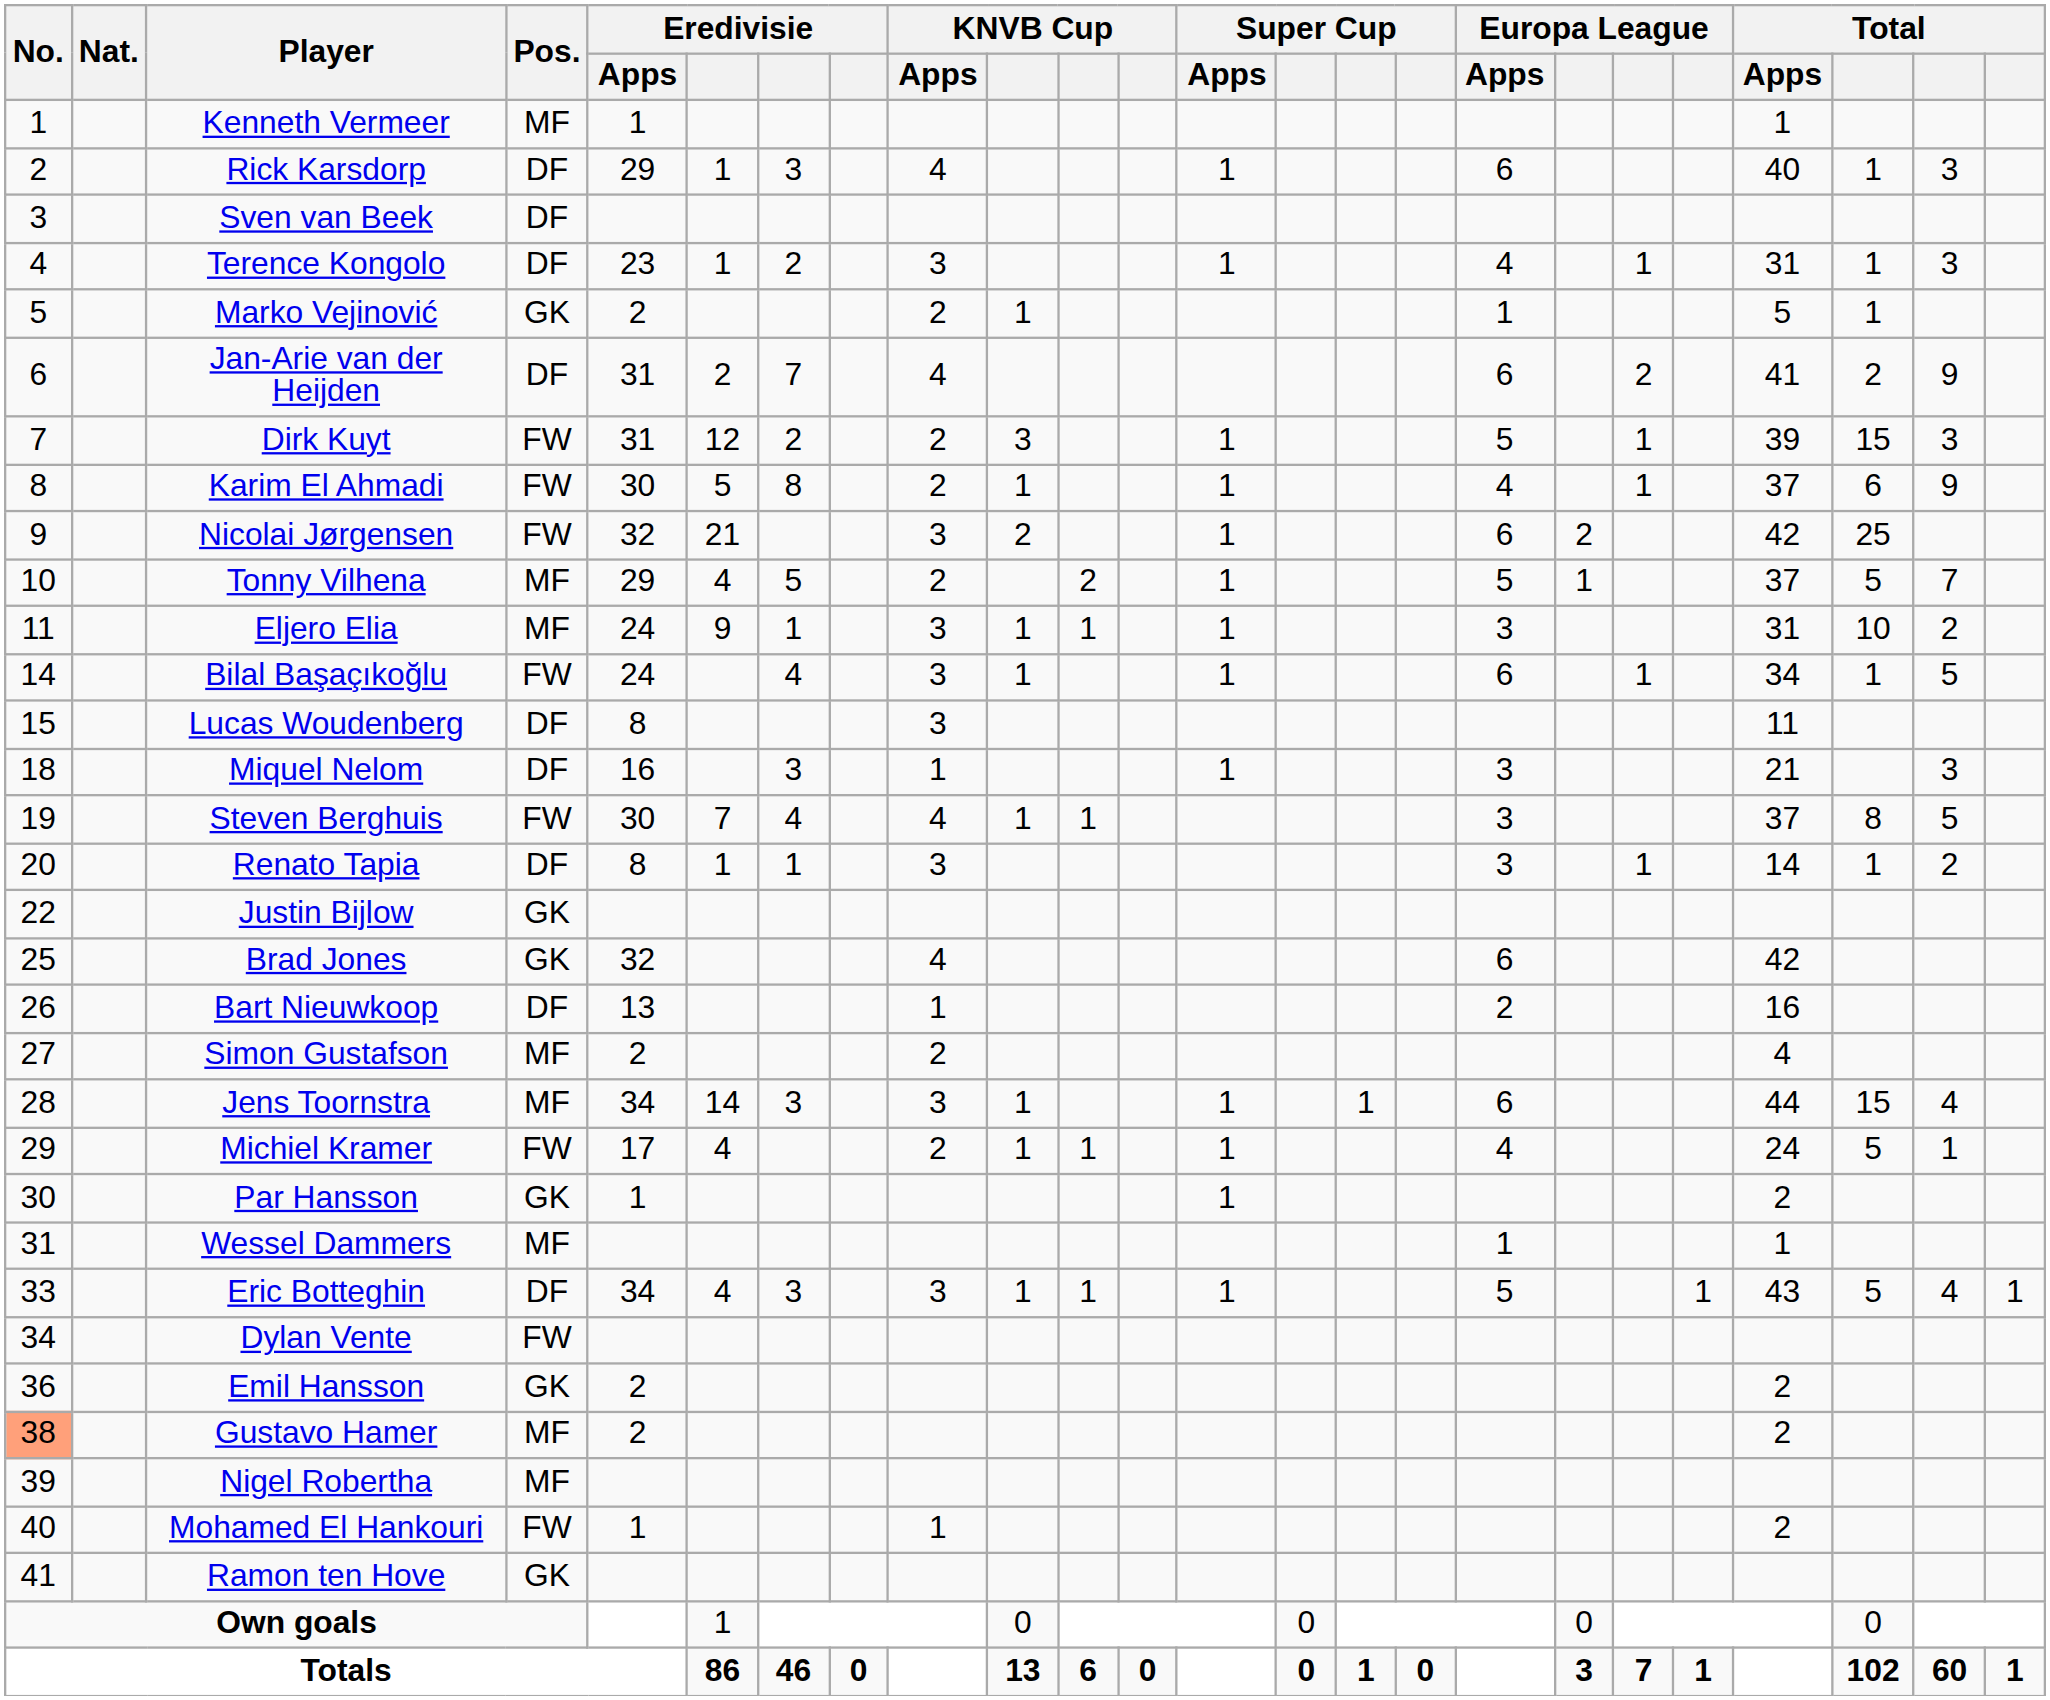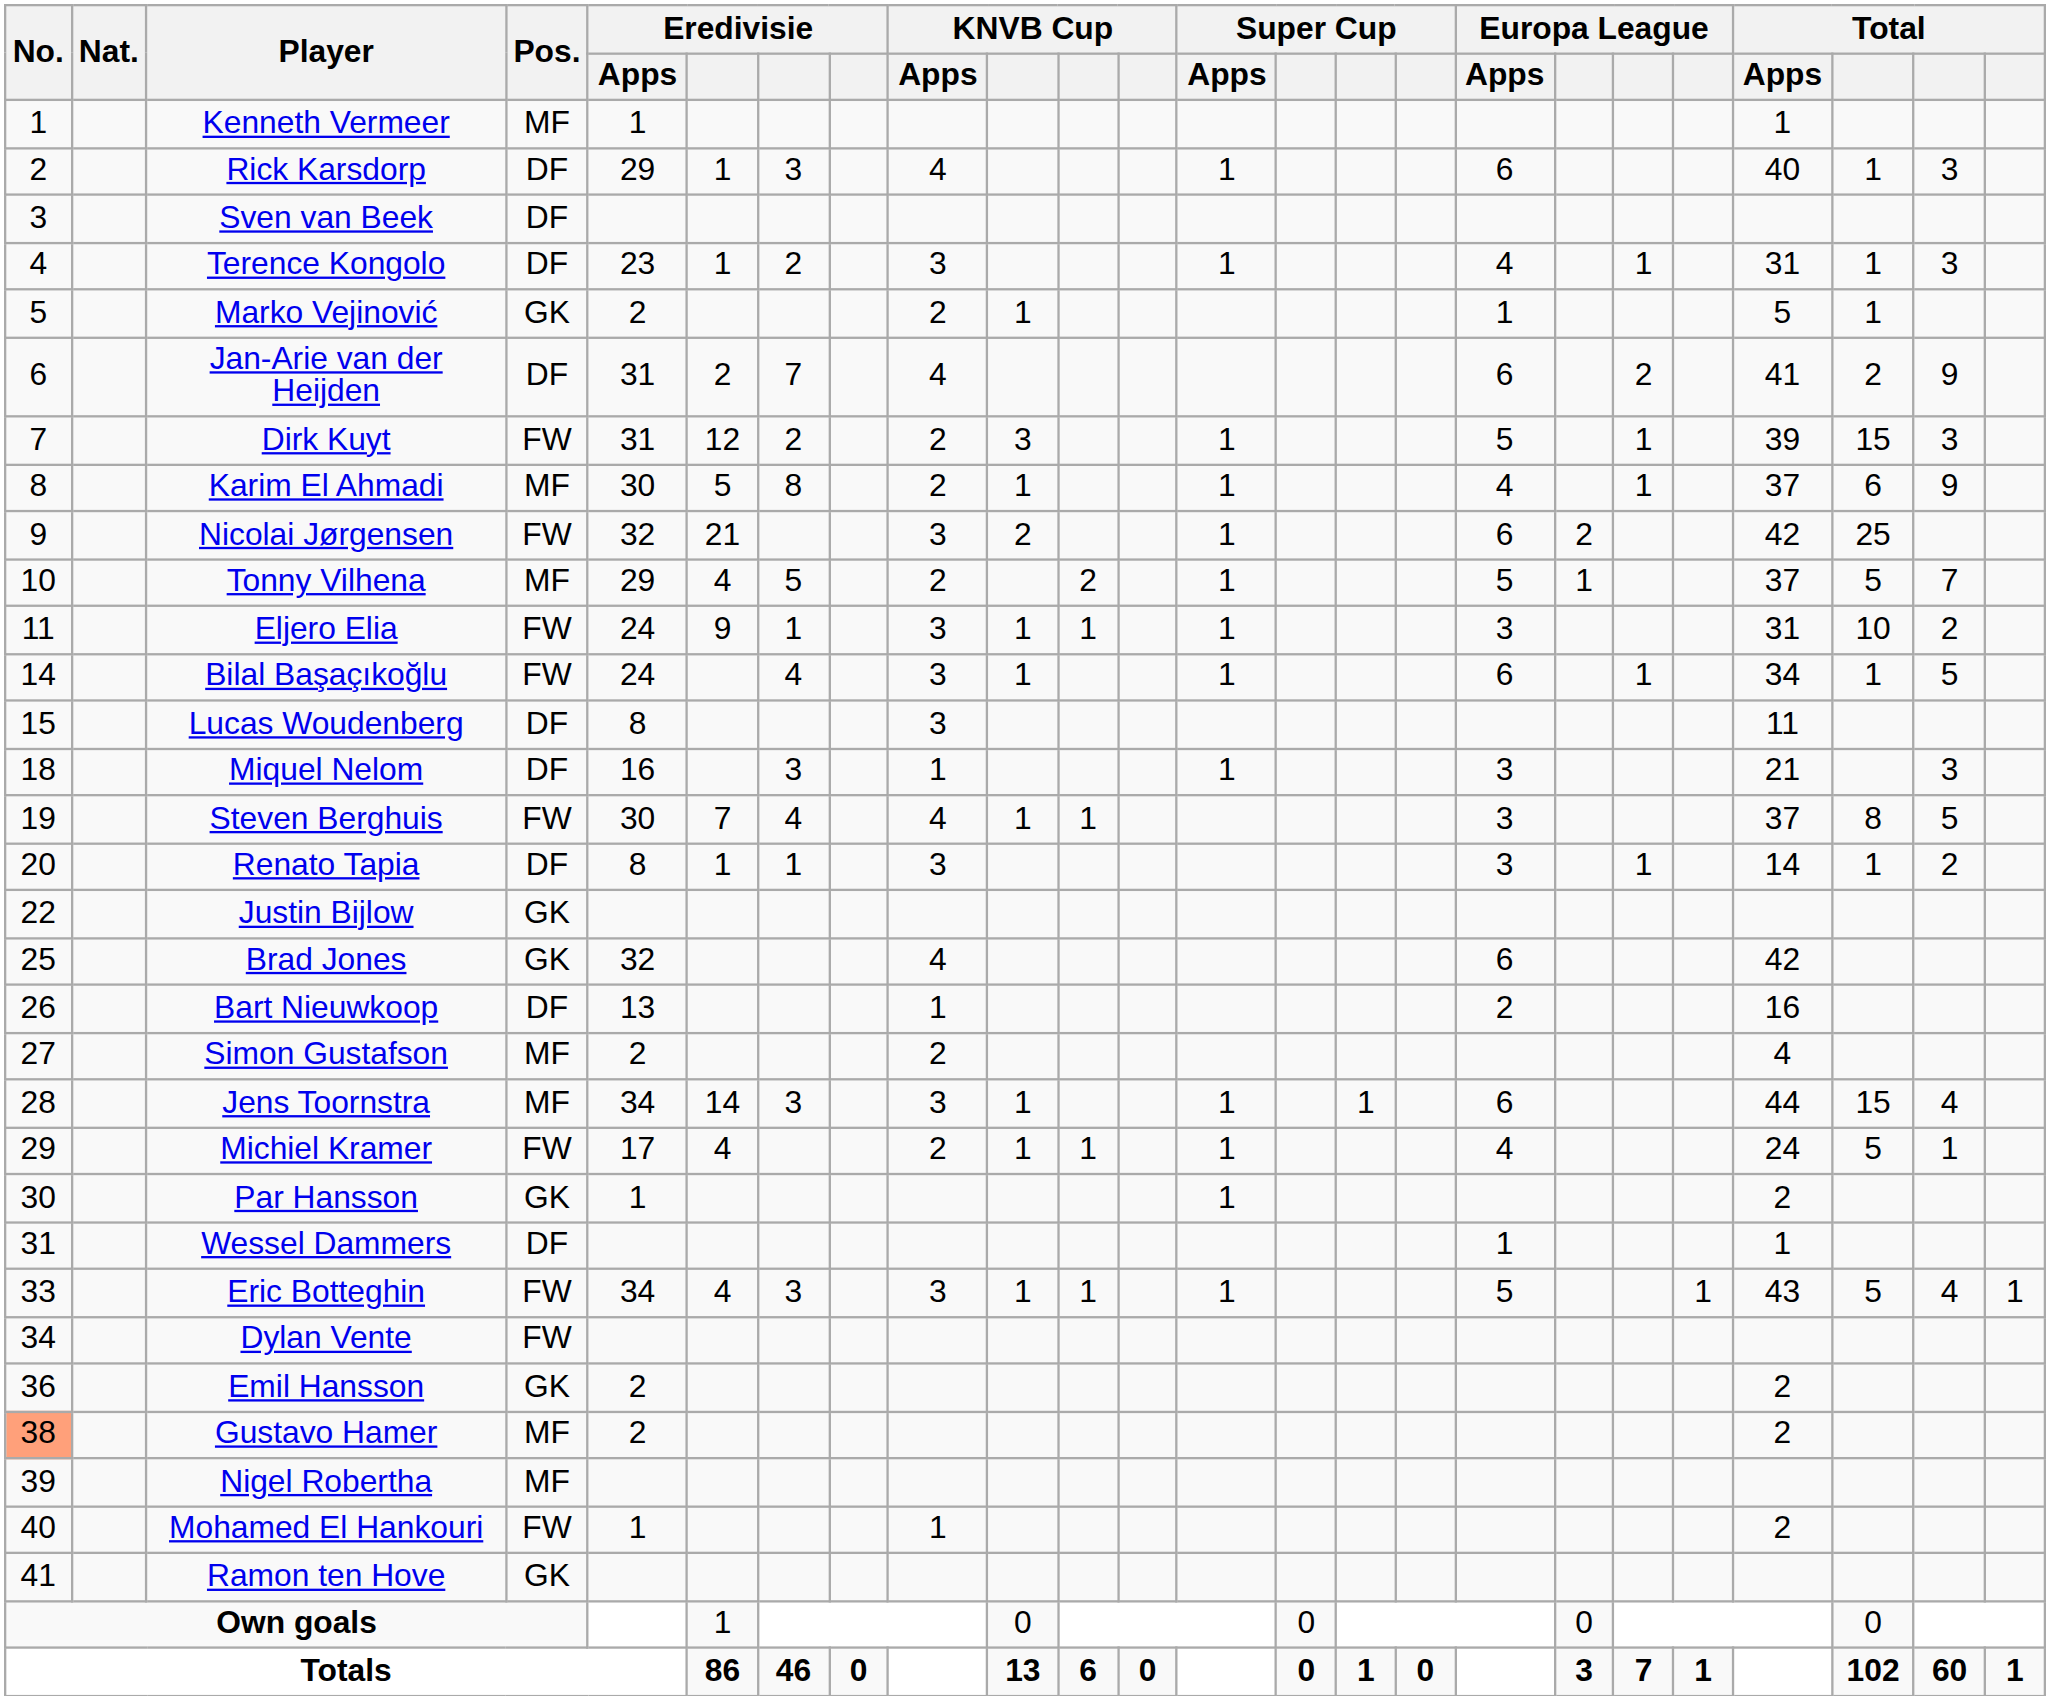(547, 486) FW -> (547, 486) MF
(547, 628) MF -> (547, 628) FW
(547, 1244) MF -> (547, 1244) DF
(547, 1291) DF -> (547, 1291) FW
